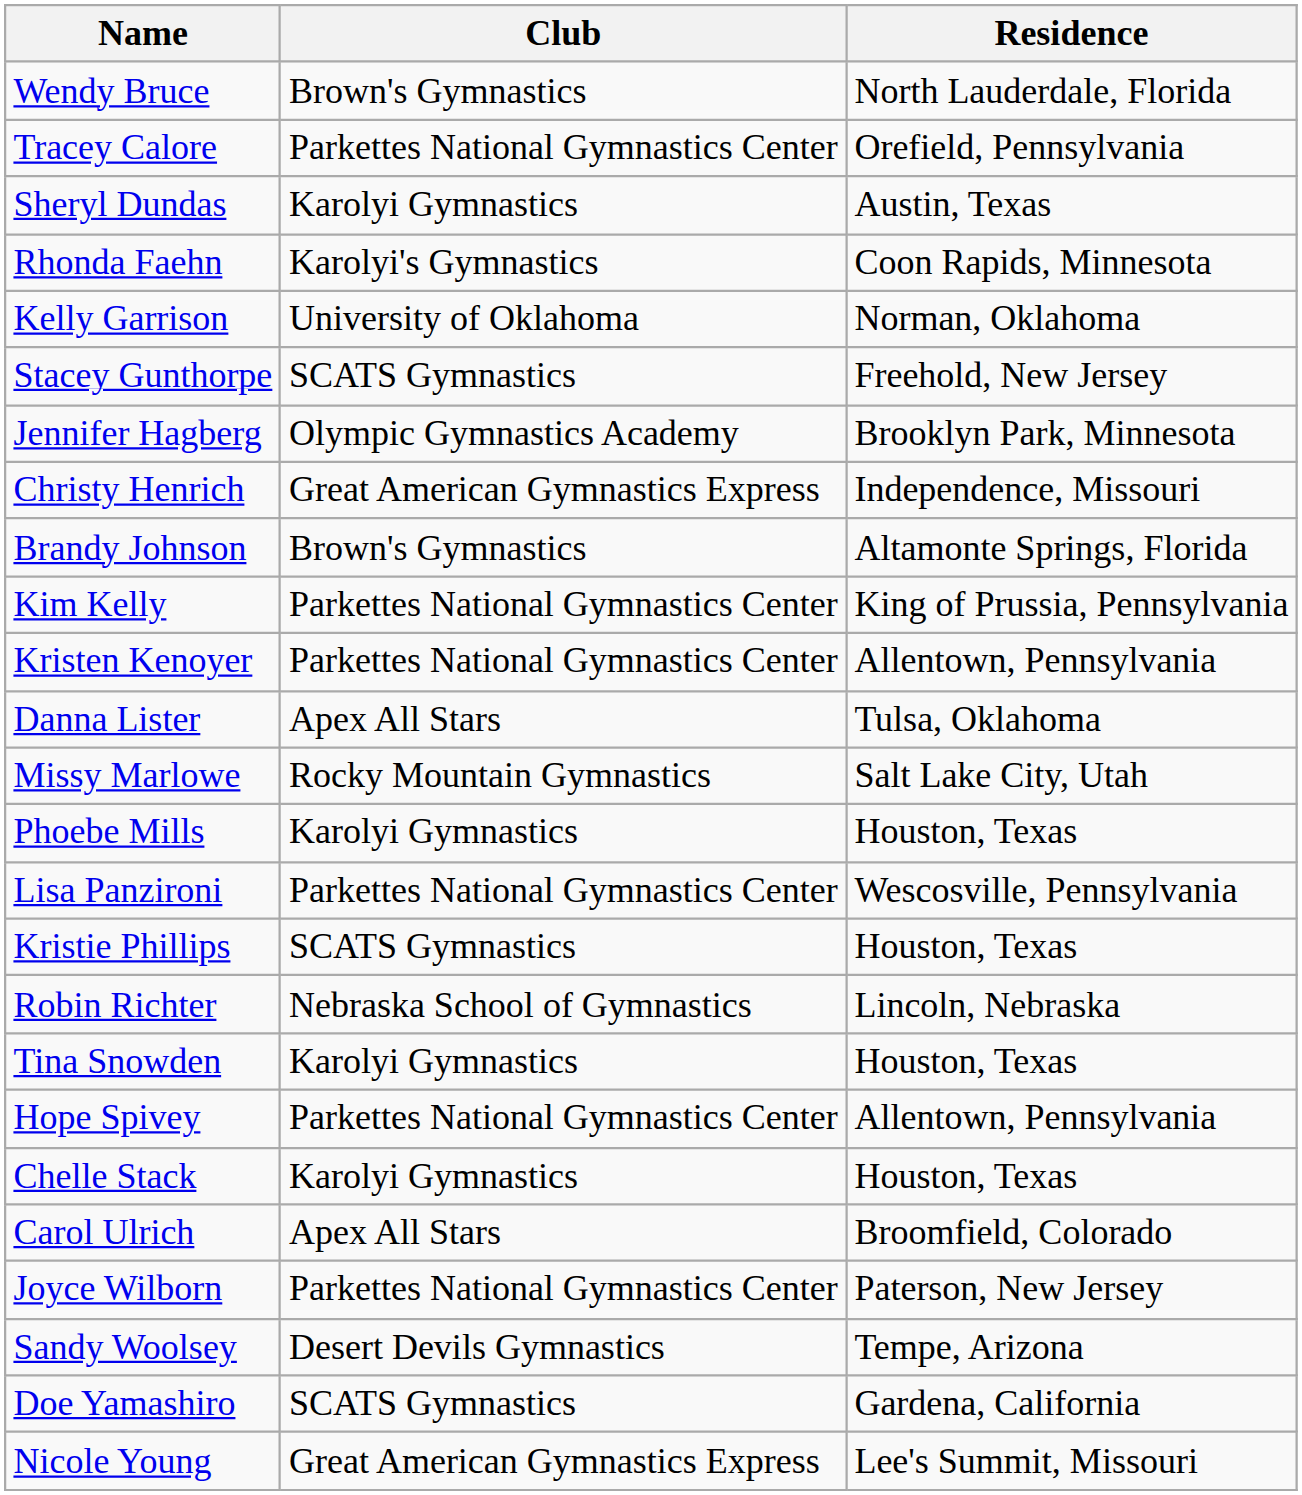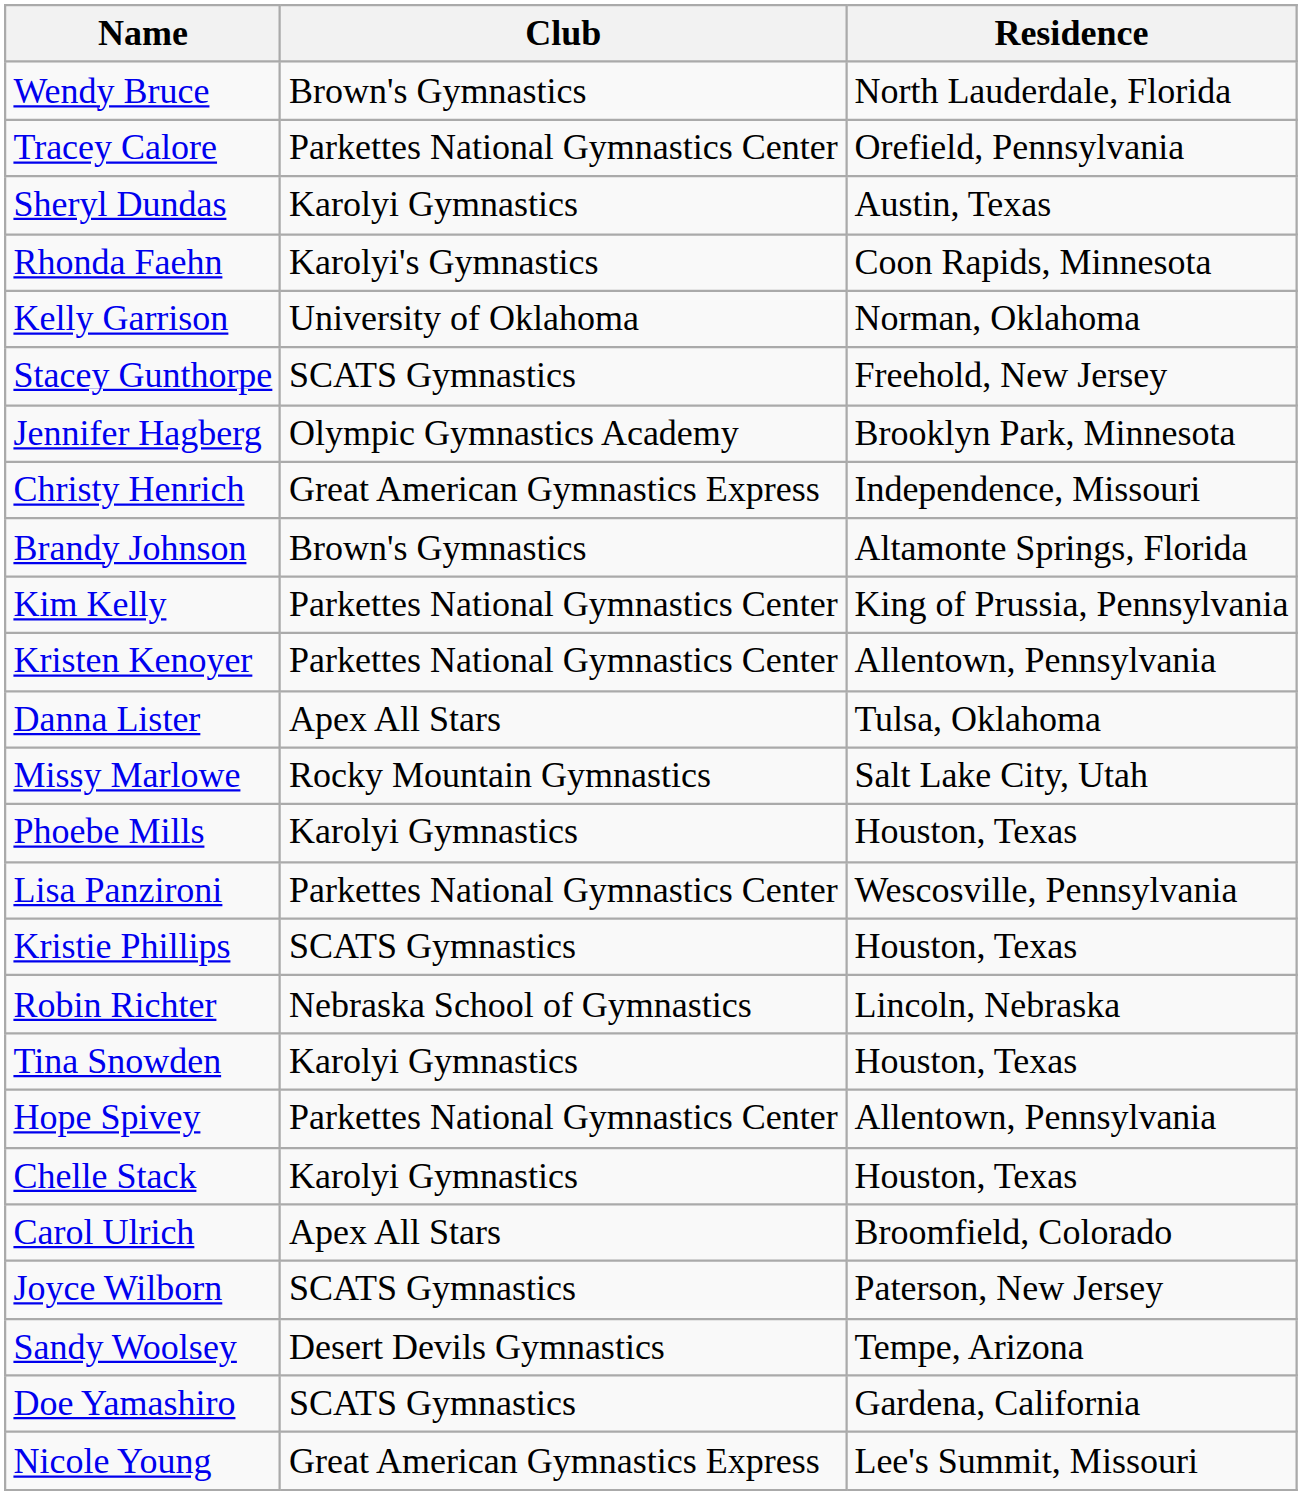(563, 1289) Parkettes National Gymnastics Center -> (432, 1289) SCATS Gymnastics
